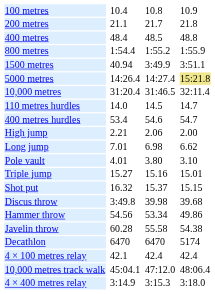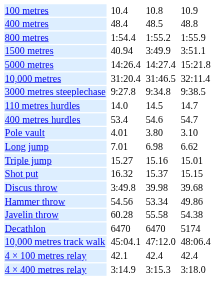- row: (27, 24)
(195, 78) khaki background -> (196, 65) no background
+ row: (55, 92)
- row: (26, 133)
rows swapped: (25, 160) <-> (27, 147)
rows swapped: (55, 269) <-> (46, 256)
